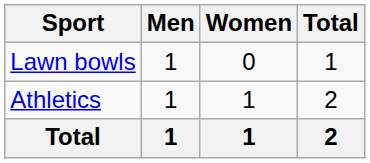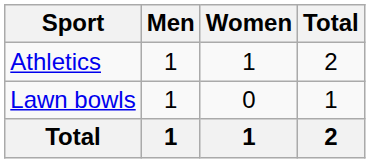rows swapped: (56, 99) <-> (73, 61)
